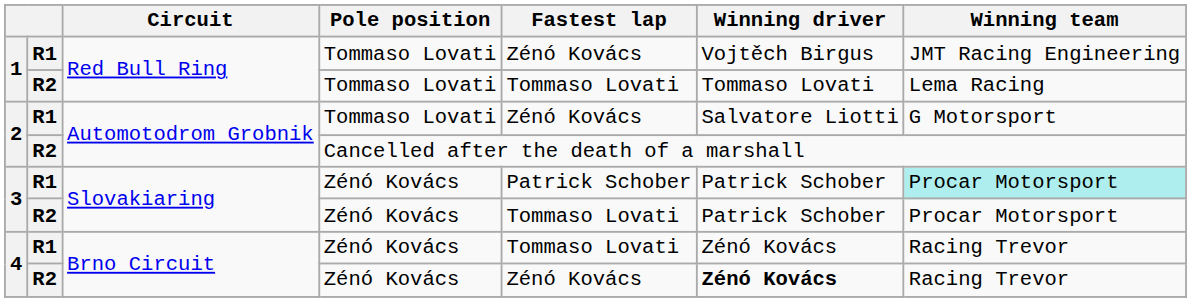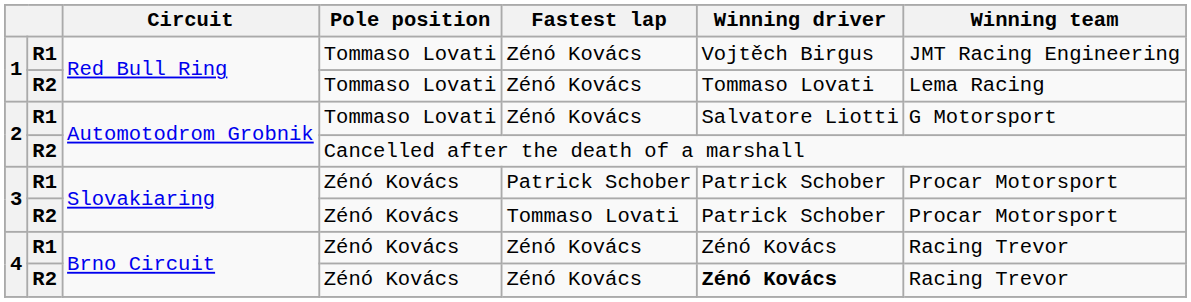(593, 86) Tommaso Lovati -> (574, 86) Zénó Kovács
(1014, 183) paleturquoise background -> (1014, 183) no background
(593, 248) Tommaso Lovati -> (574, 248) Zénó Kovács
